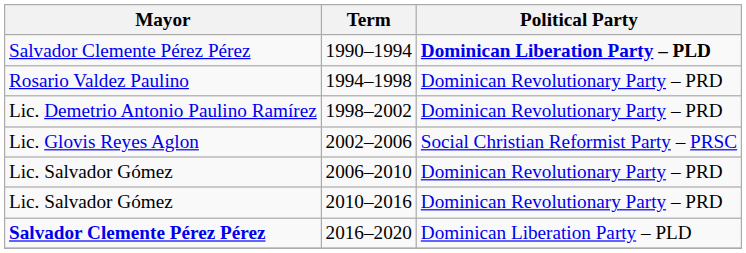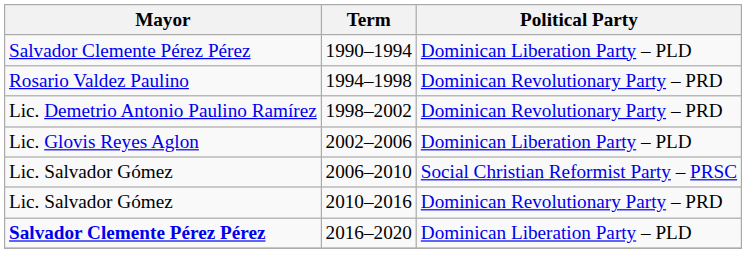(566, 50) bold -> (556, 50) normal
(579, 141) Social Christian Reformist Party – PRSC -> (556, 141) Dominican Liberation Party – PLD
(572, 171) Dominican Revolutionary Party – PRD -> (579, 171) Social Christian Reformist Party – PRSC
